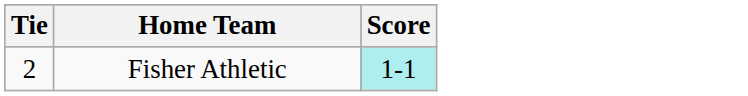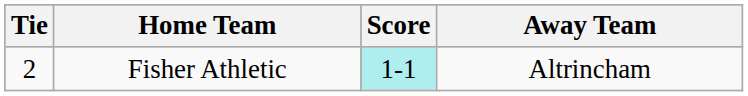+ column: (590, 25)
